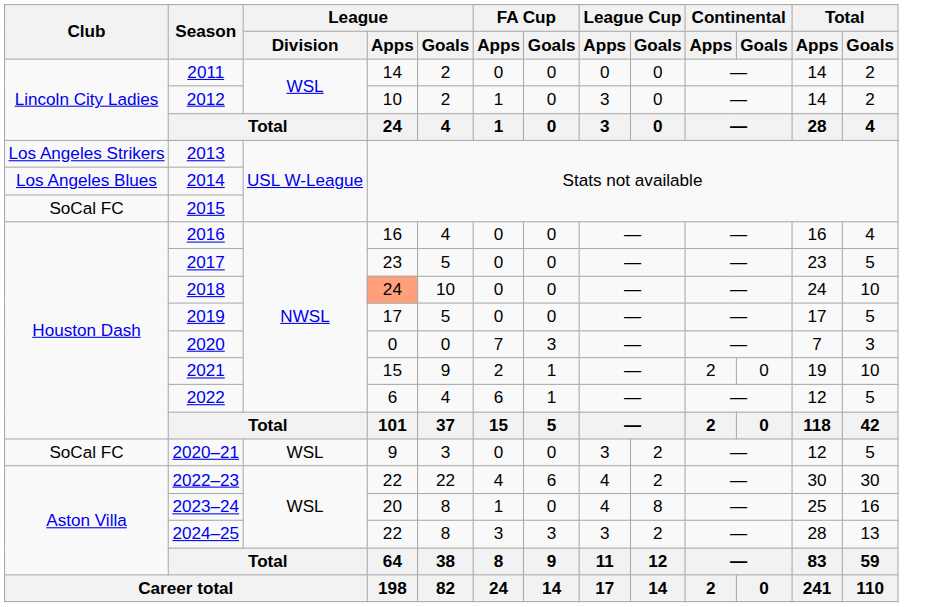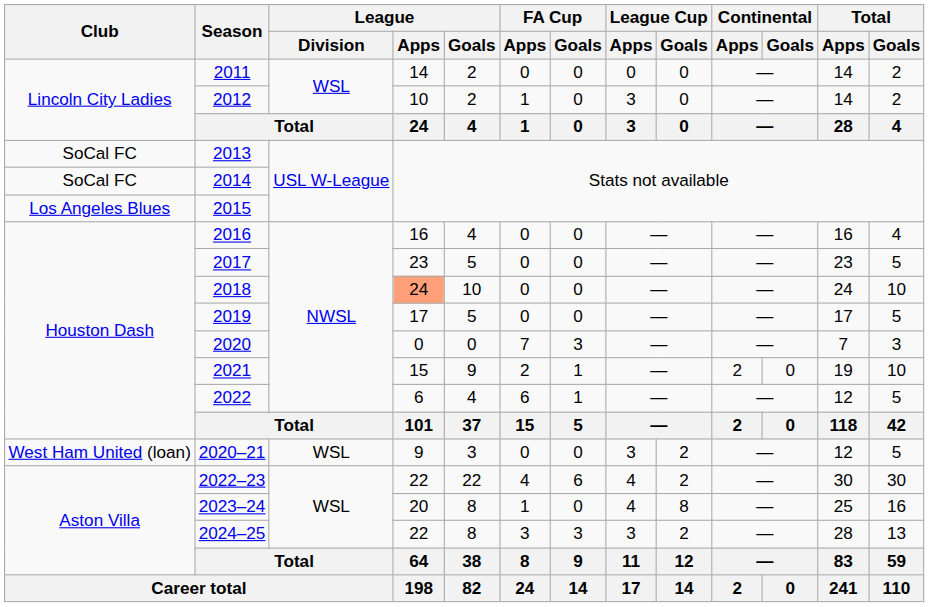(87, 153) Los Angeles Strikers -> (100, 153) SoCal FC
(87, 180) Los Angeles Blues -> (100, 180) SoCal FC
(87, 208) SoCal FC -> (100, 208) Los Angeles Blues
(87, 452) SoCal FC -> (100, 452) West Ham United (loan)
